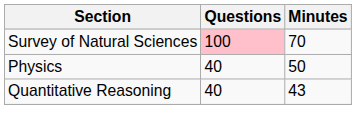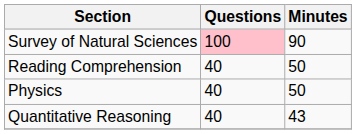(297, 41) 70 -> (297, 41) 90
+ row: (95, 66)
